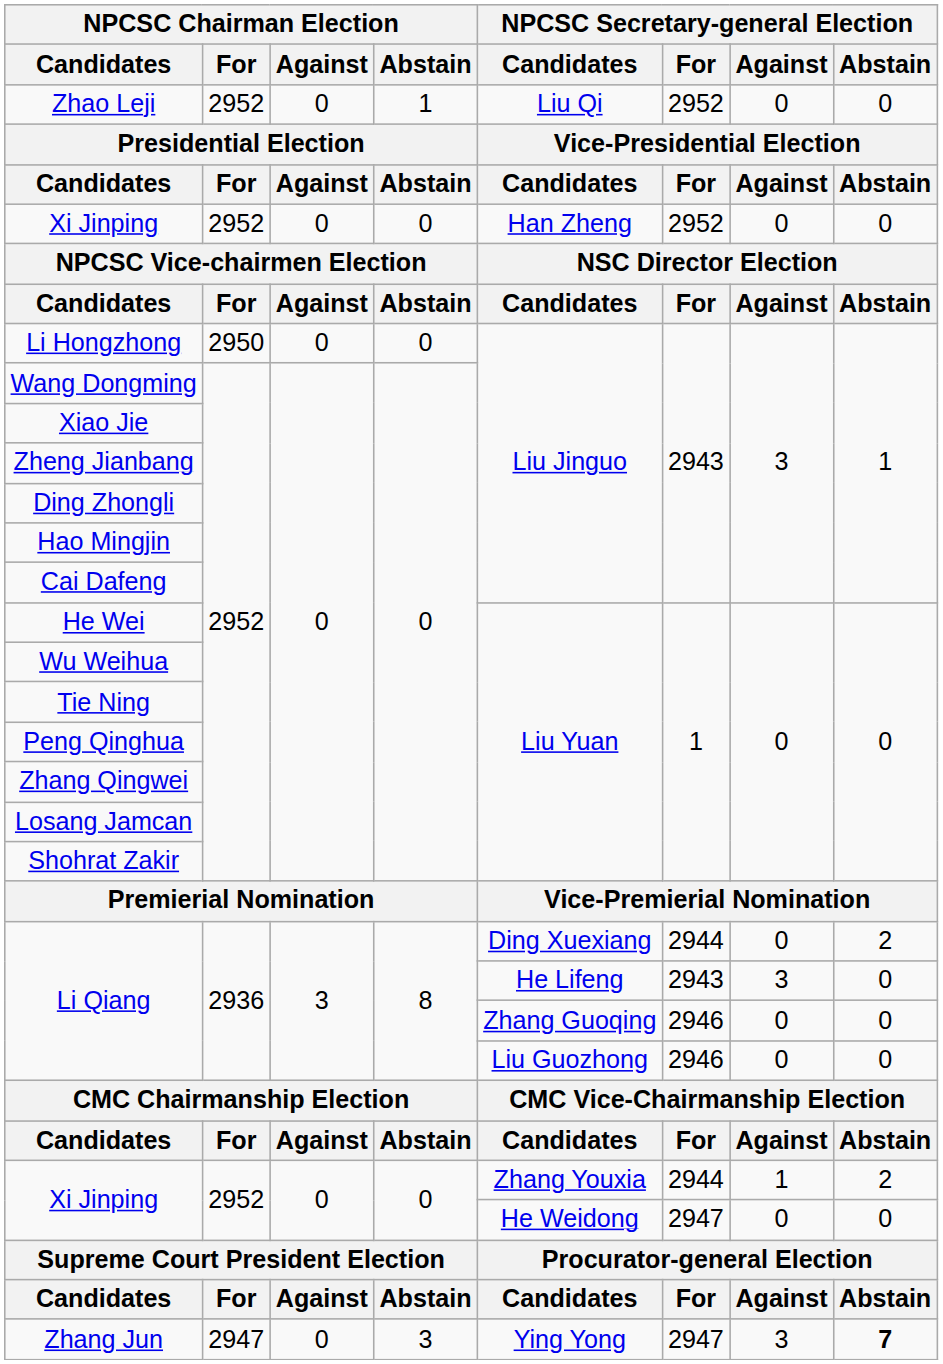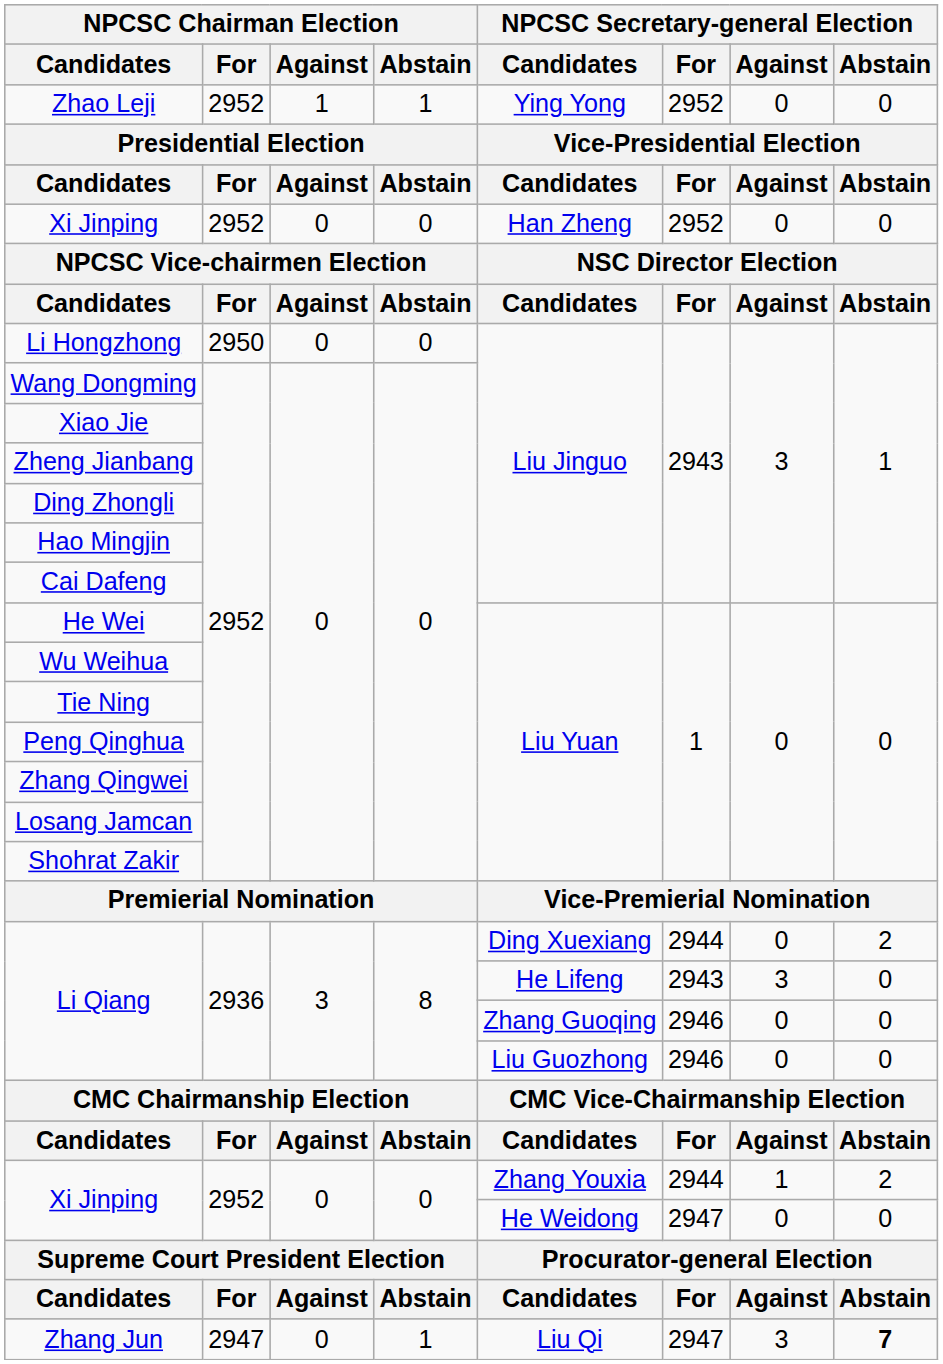(322, 104) 0 -> (322, 104) 1
(570, 104) Liu Qi -> (570, 104) Ying Yong
(426, 1339) 3 -> (426, 1339) 1
(570, 1339) Ying Yong -> (570, 1339) Liu Qi
